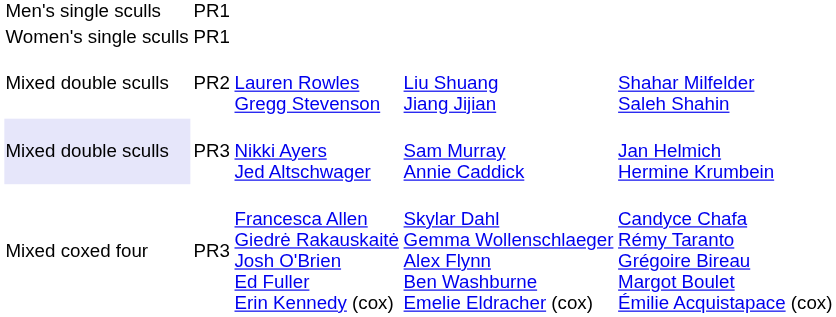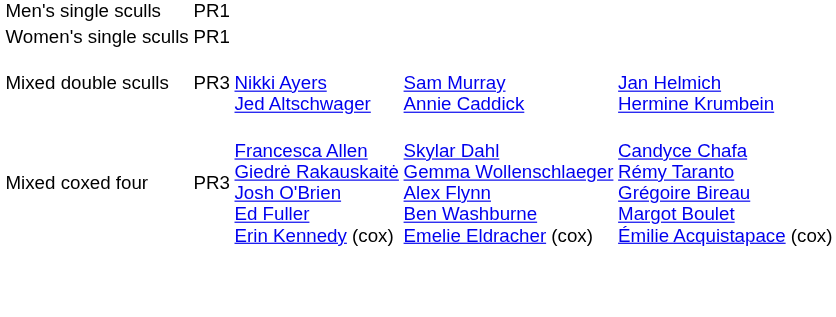- row: (307, 94)
(87, 151) lavender background -> (87, 83) no background
